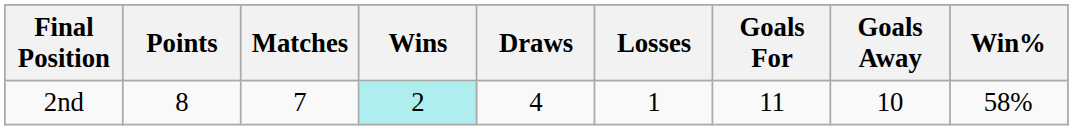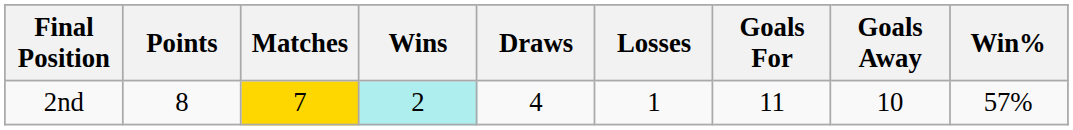(300, 102) no background -> (300, 102) gold background
(1008, 102) 58% -> (1008, 102) 57%
